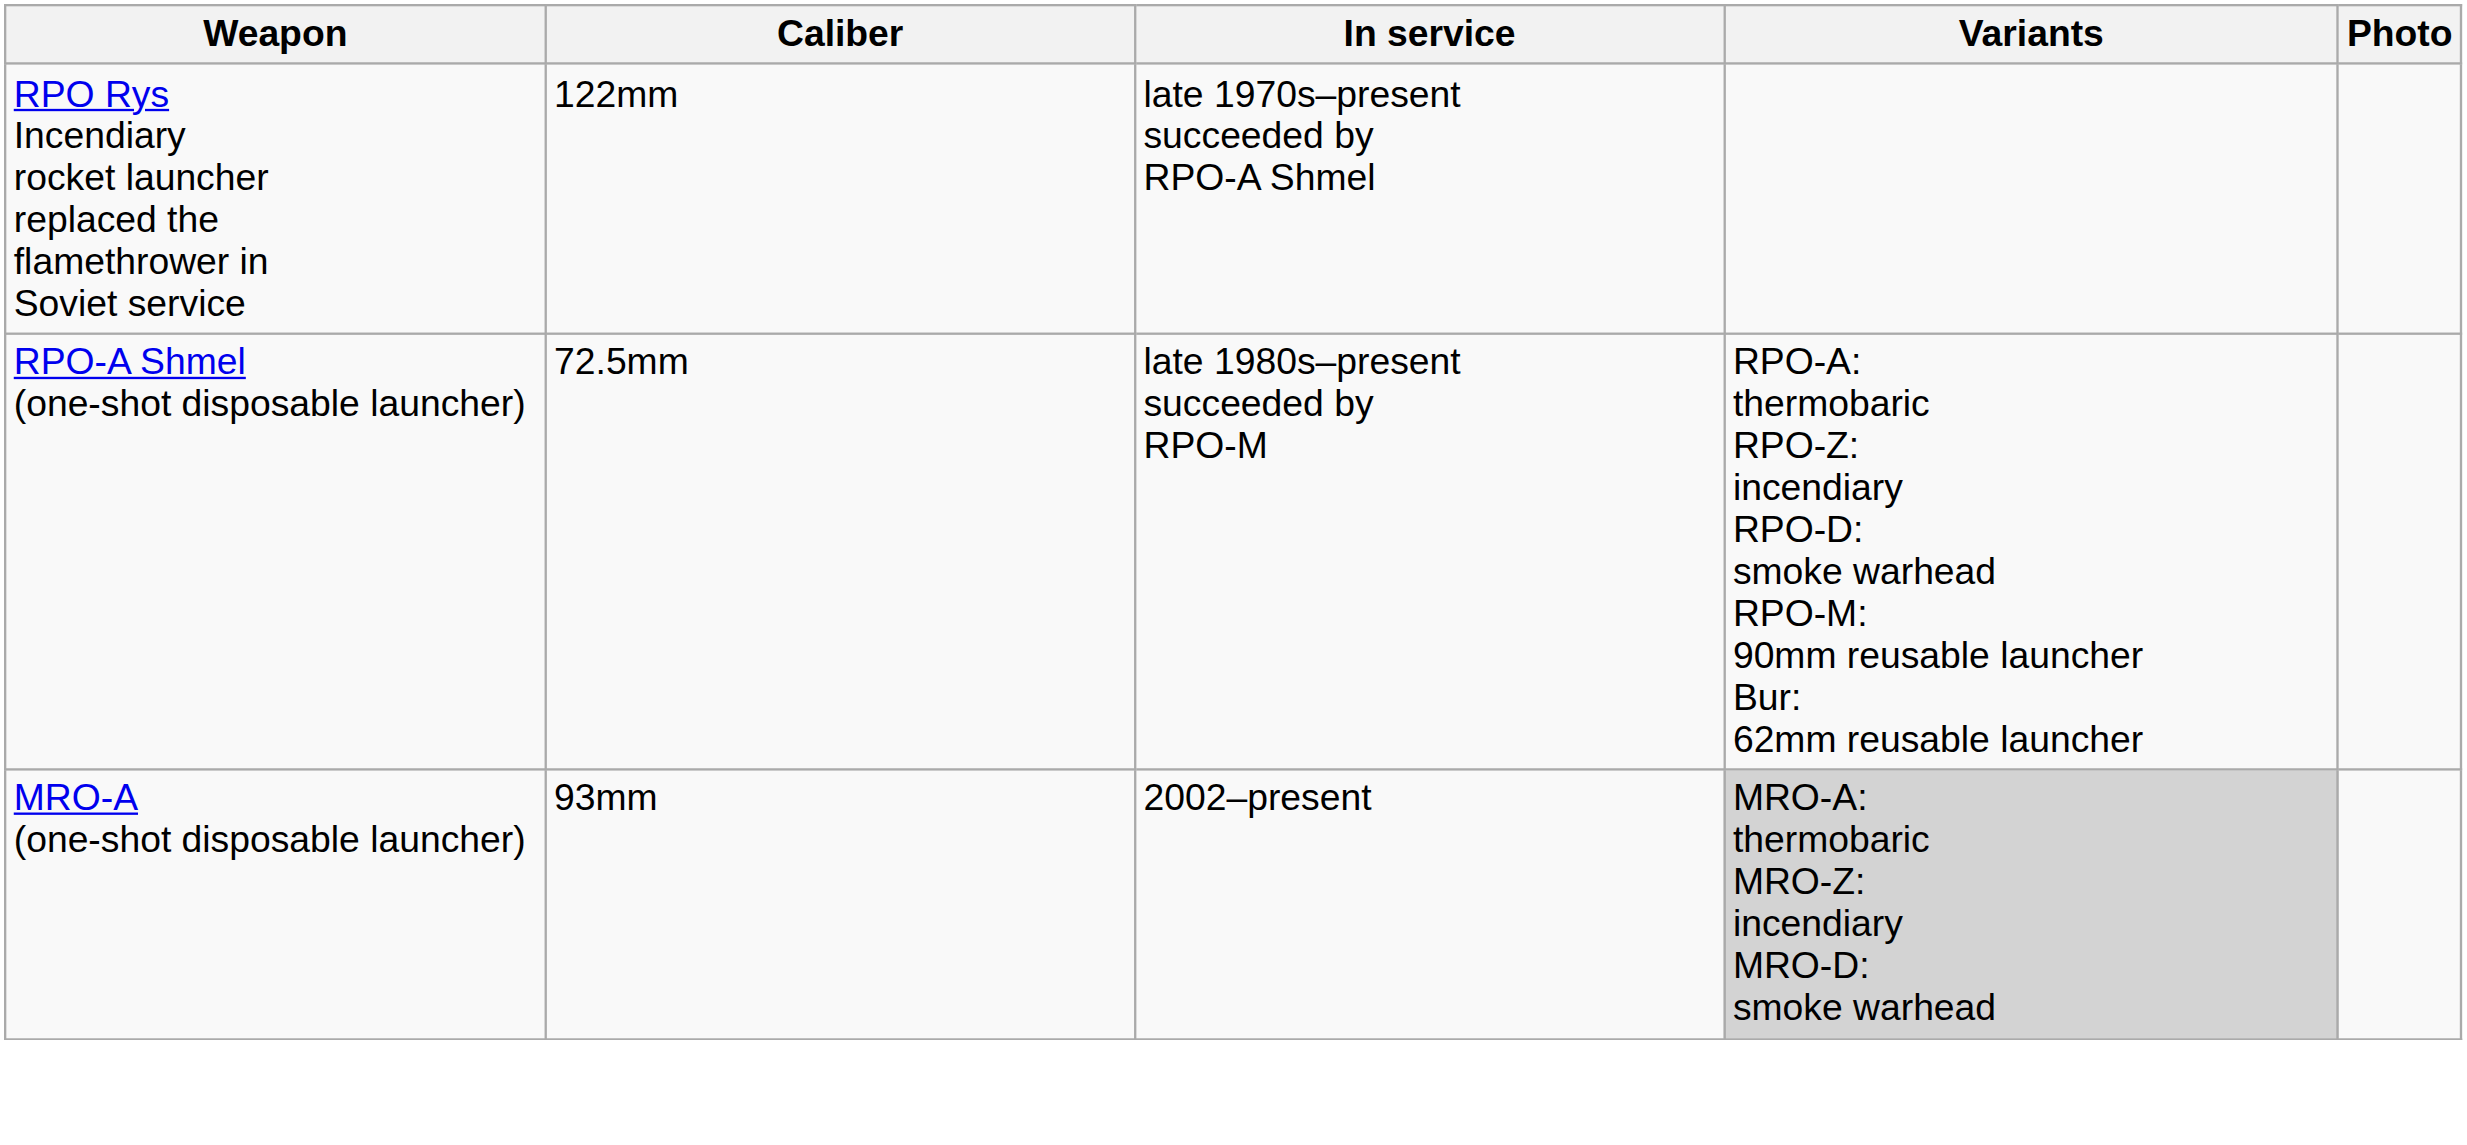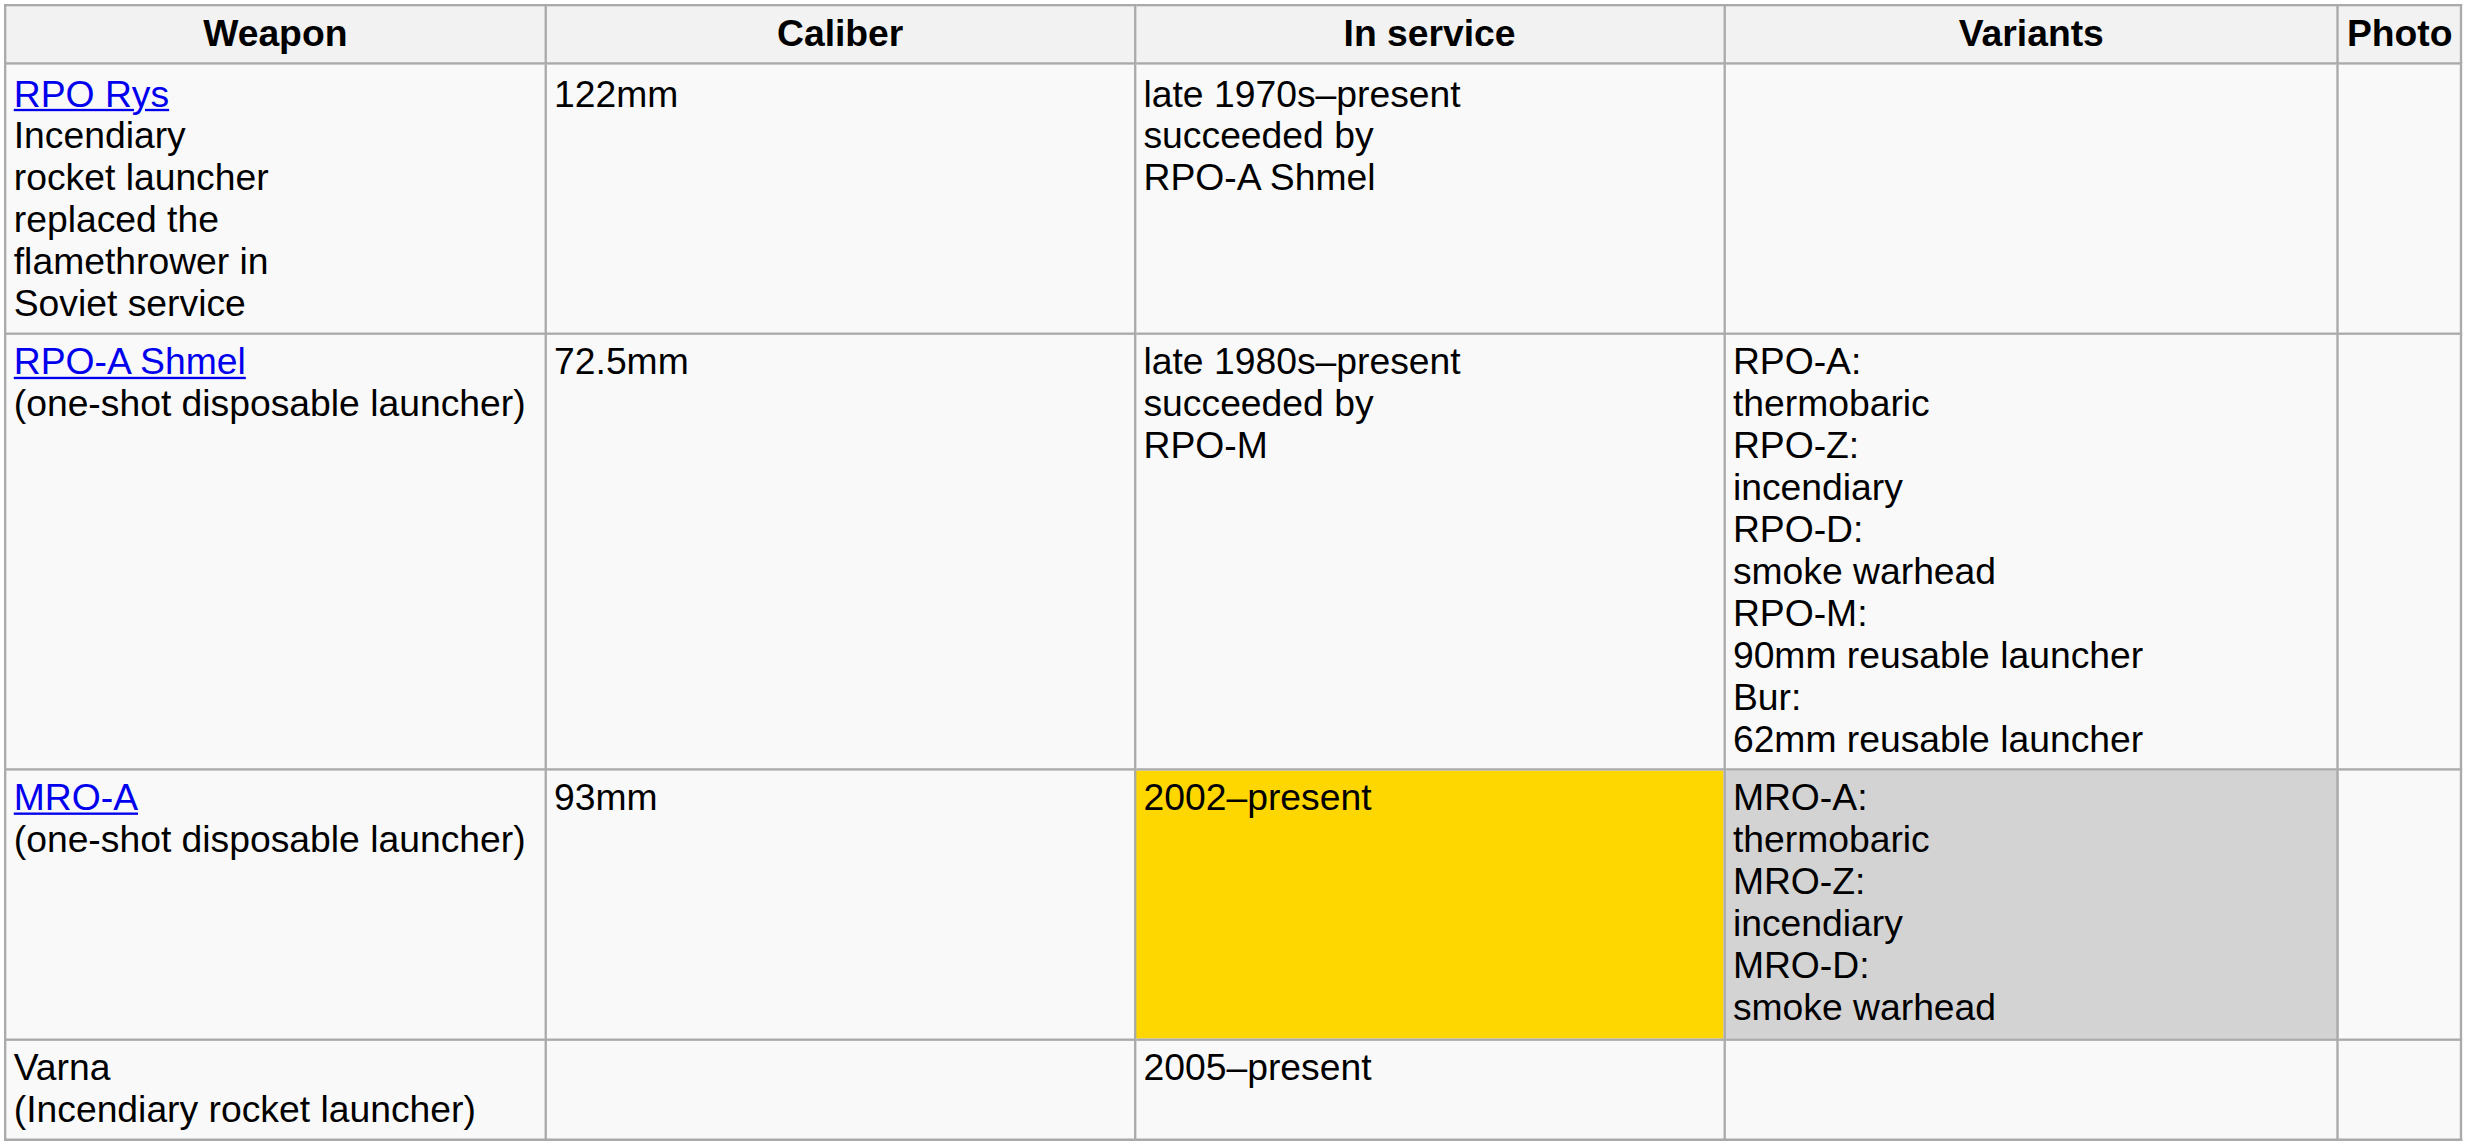(1257, 798) no background -> (1257, 798) gold background
+ row: (245, 1088)
